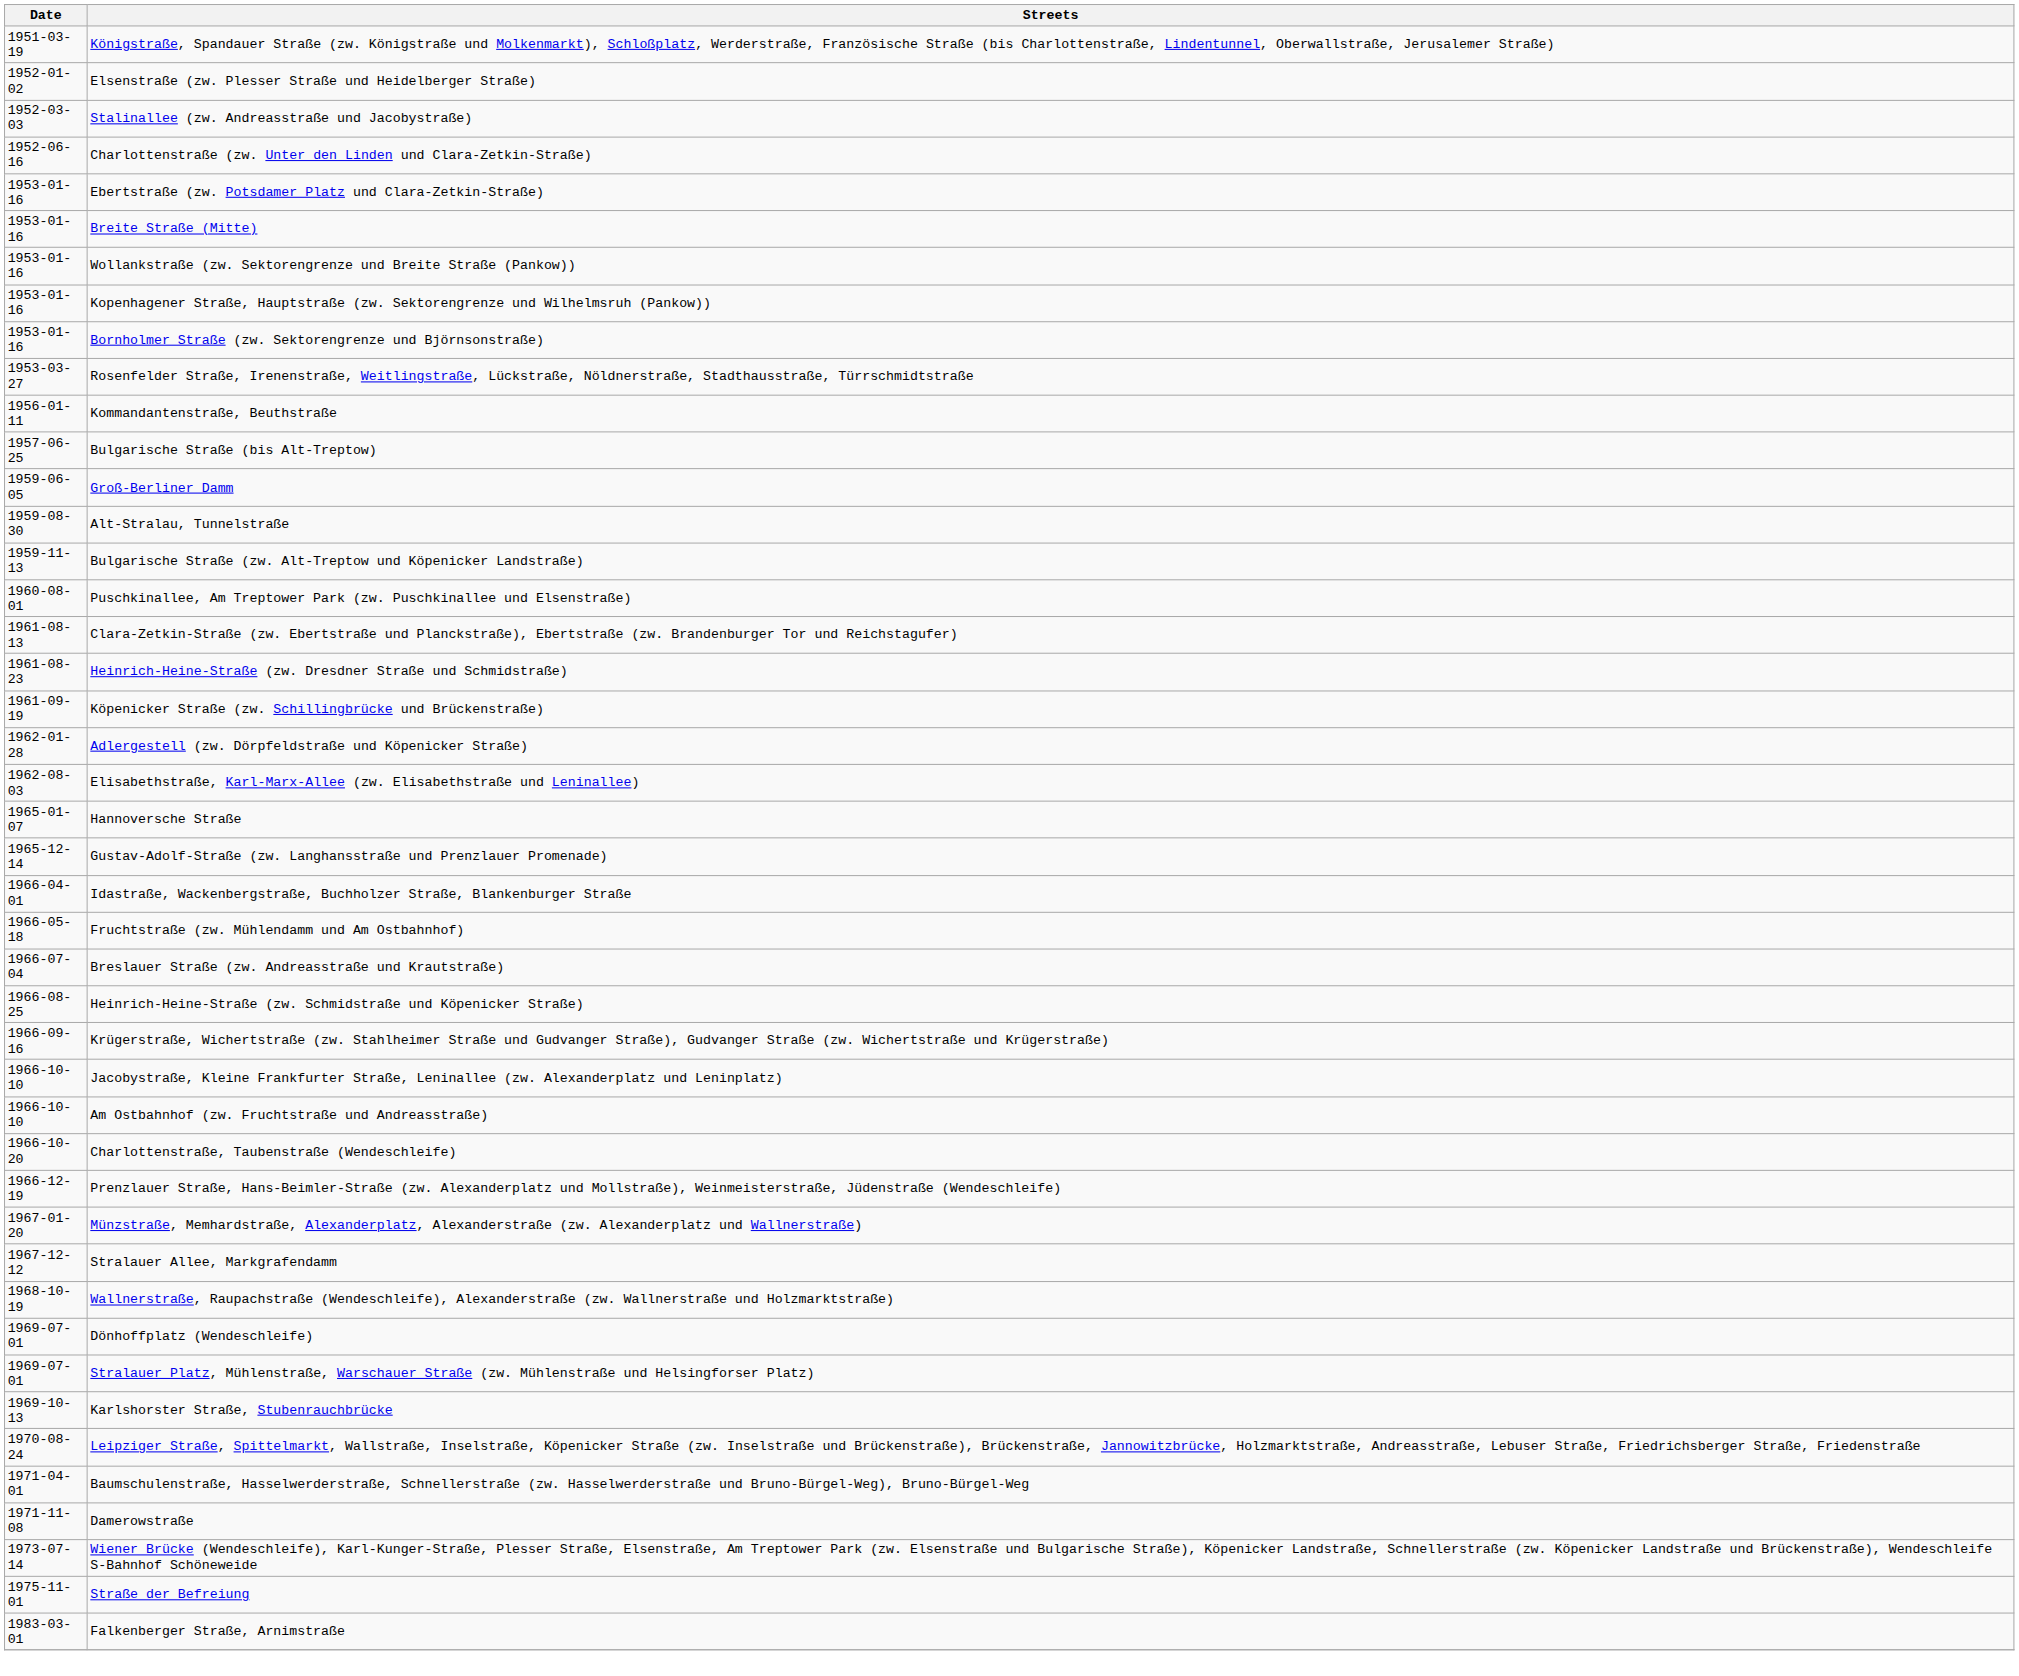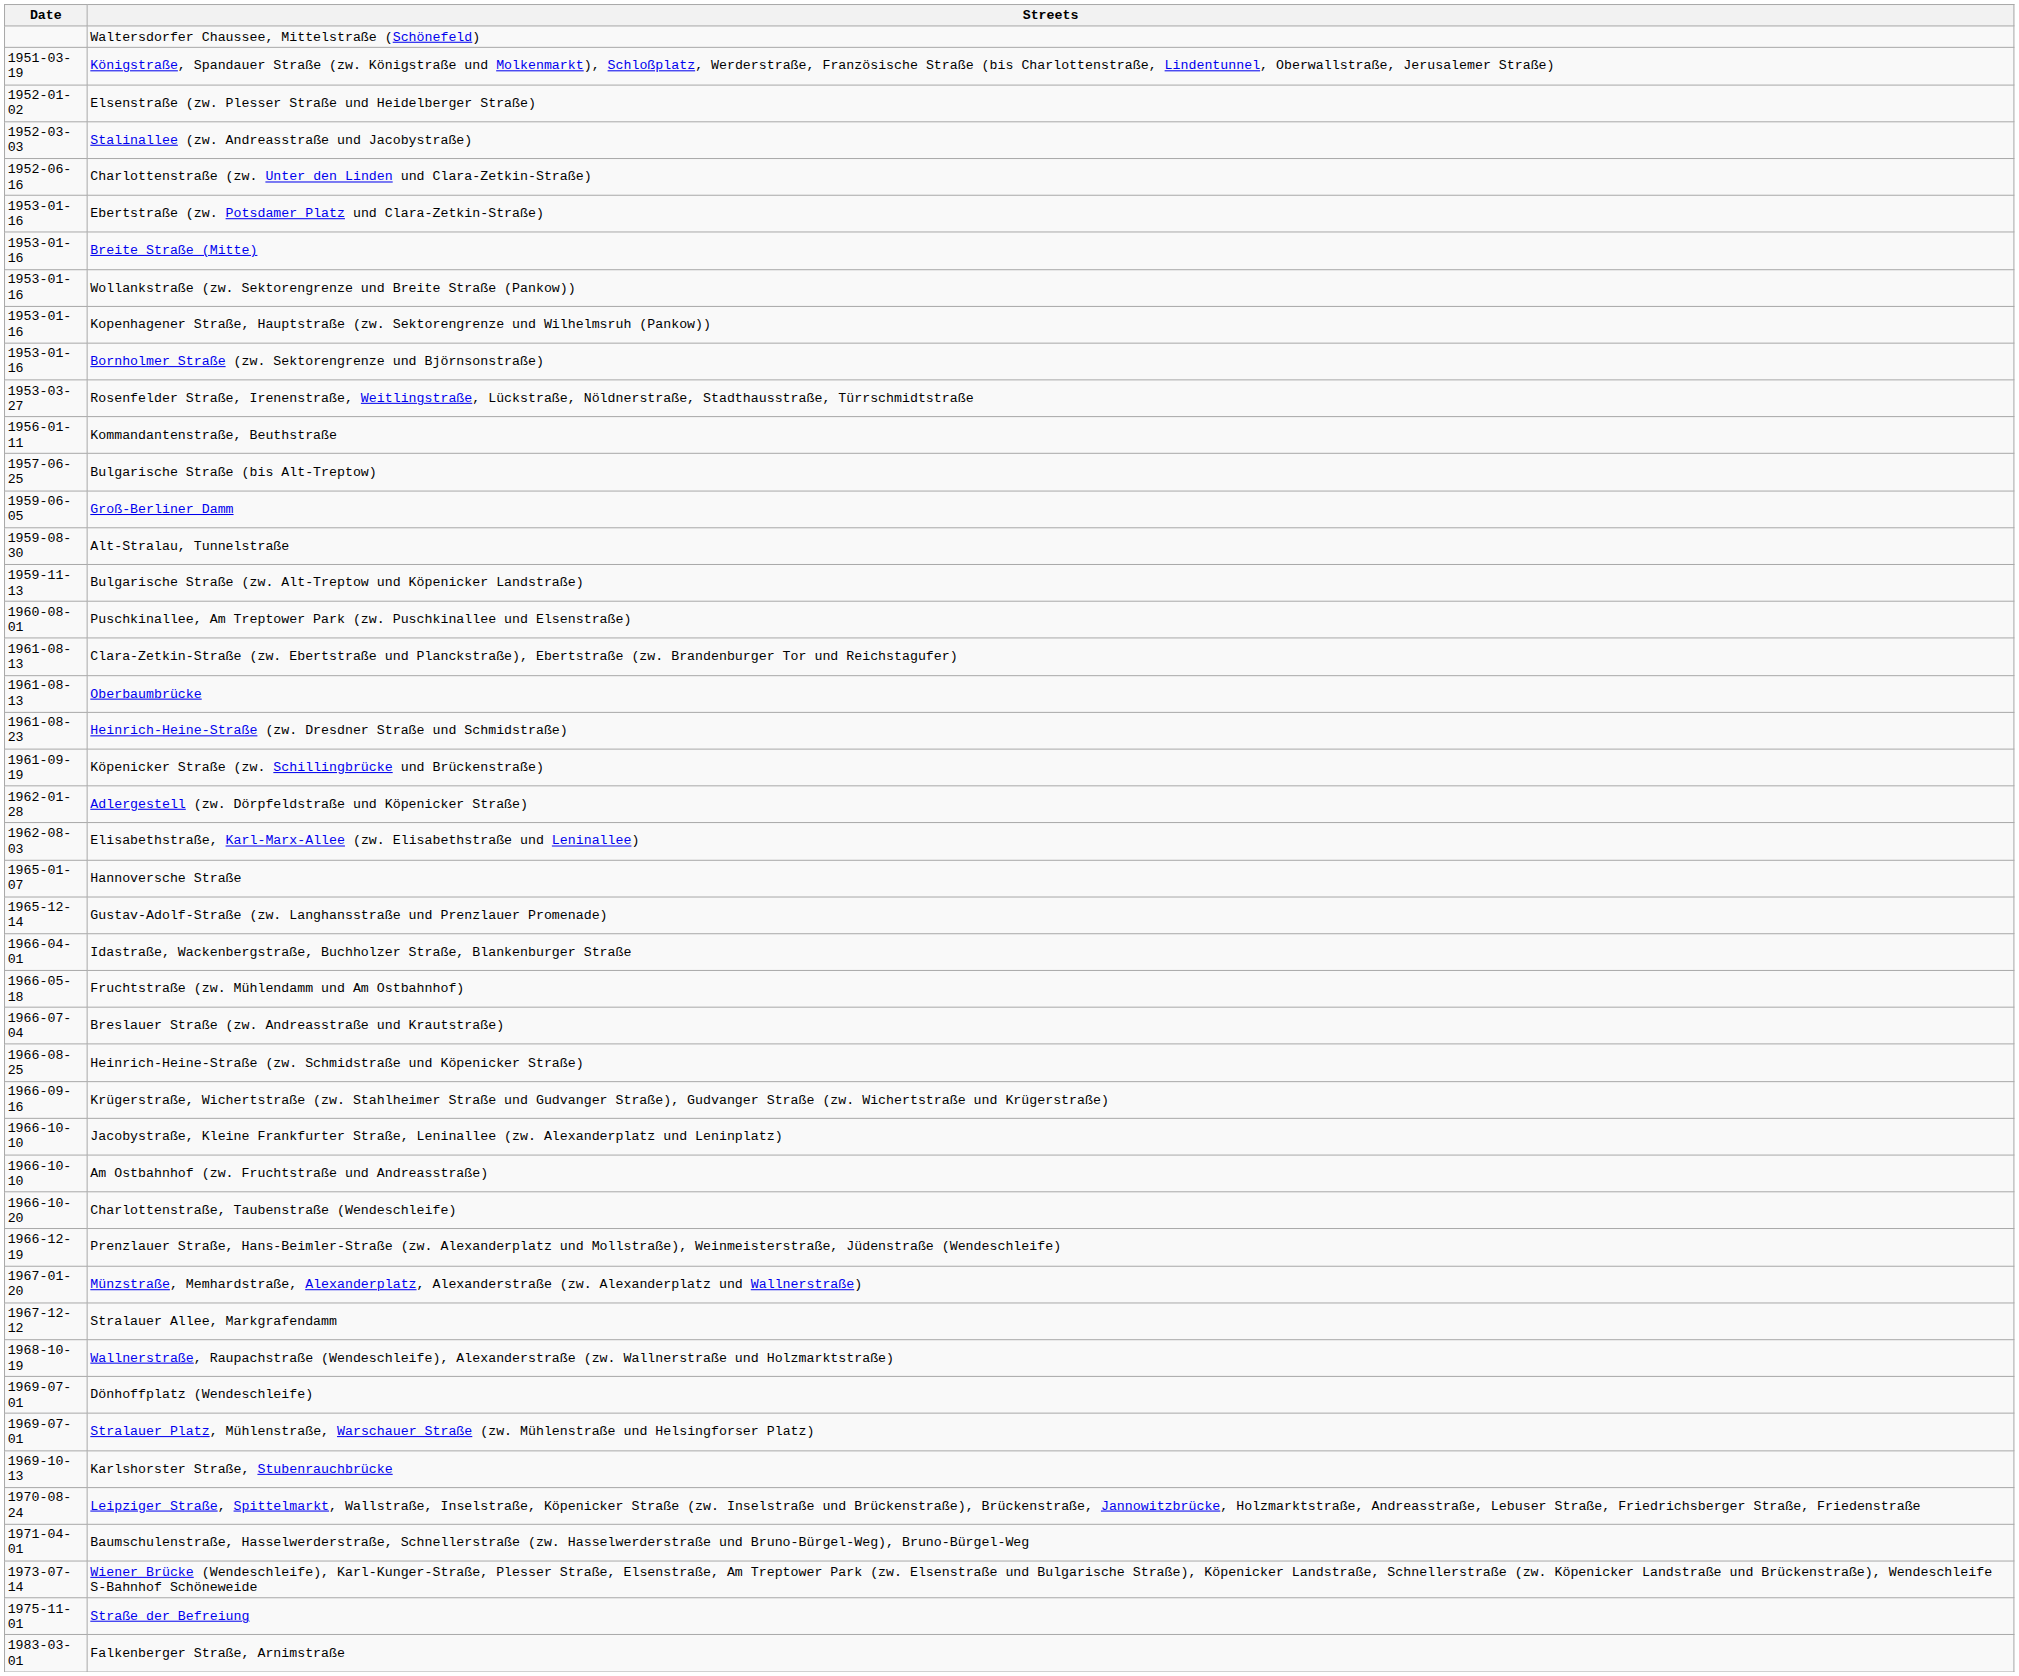+ row: (285, 37)
+ row: (146, 694)
- row: (142, 1521)
